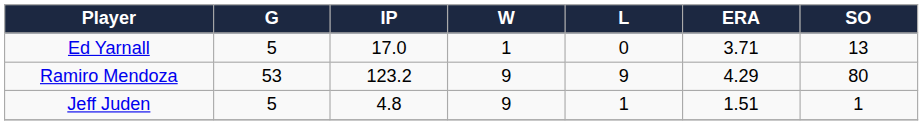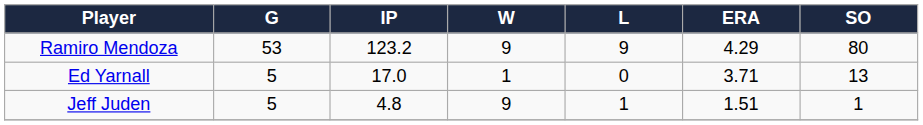rows swapped: (109, 76) <-> (109, 47)
